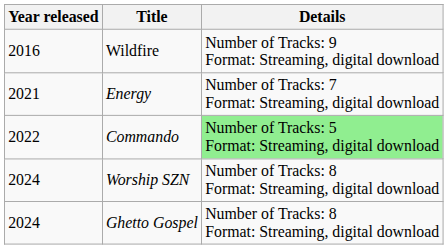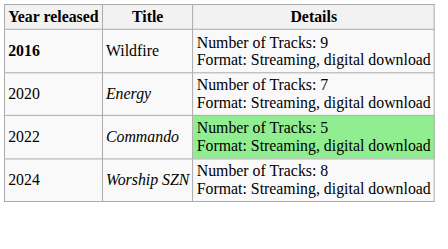(24, 51) normal -> (24, 51) bold
(24, 94) 2021 -> (24, 94) 2020
- row: (152, 222)
